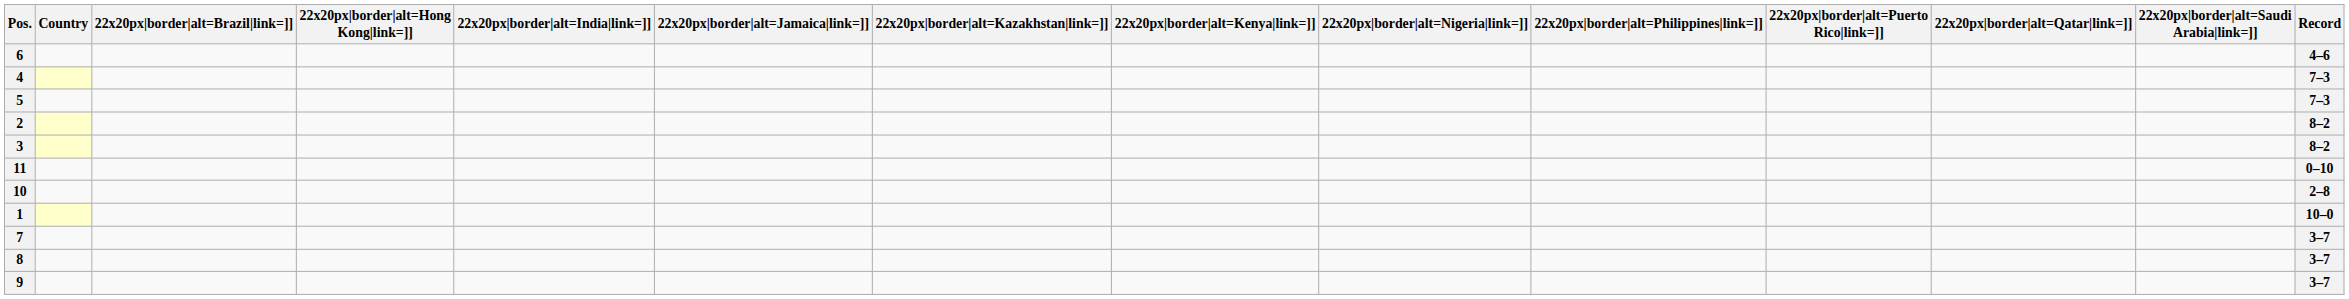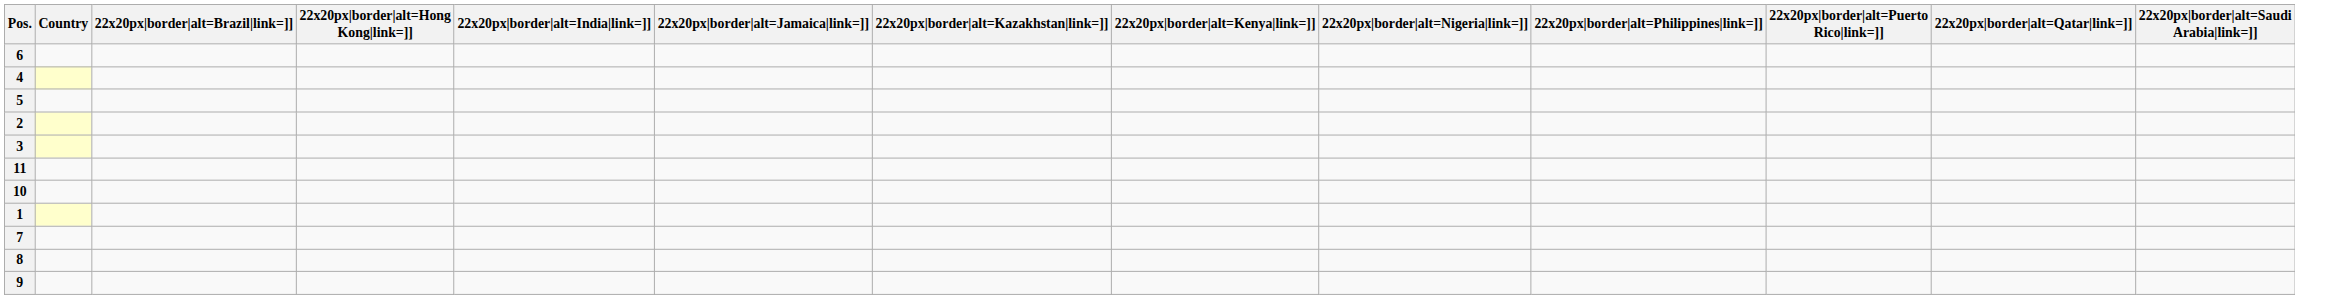- column: (2320, 24)
